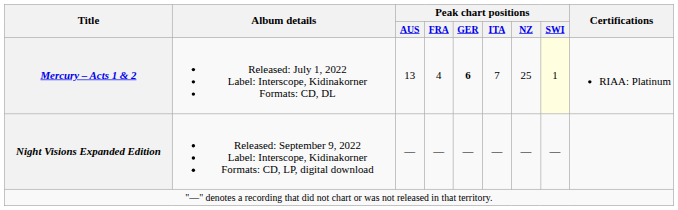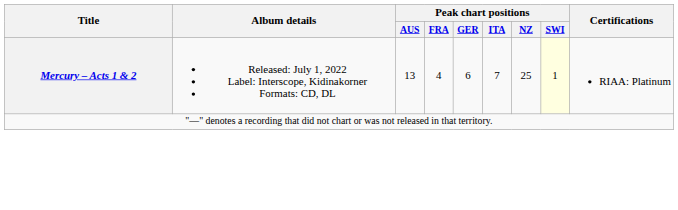(468, 75) bold -> (468, 75) normal
- row: (88, 151)
